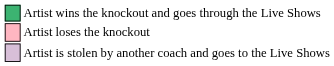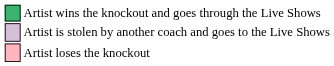rows swapped: (87, 32) <-> (177, 52)
